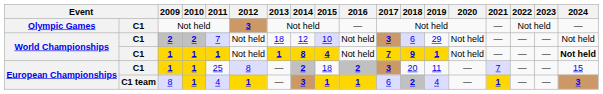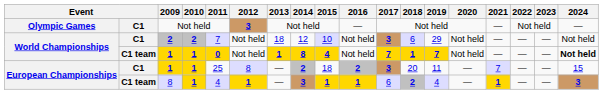(139, 54) C1 -> (139, 54) C1 team
(218, 54) 1 -> (218, 54) 0
(413, 54) 9 -> (413, 54) 1
(437, 54) 1 -> (437, 54) 7
